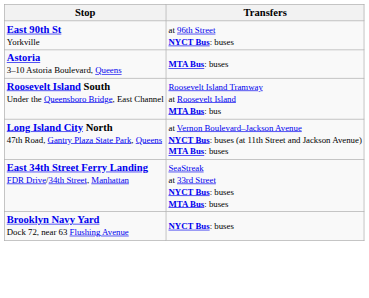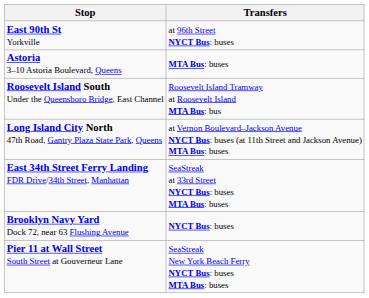+ row: (65, 254)
